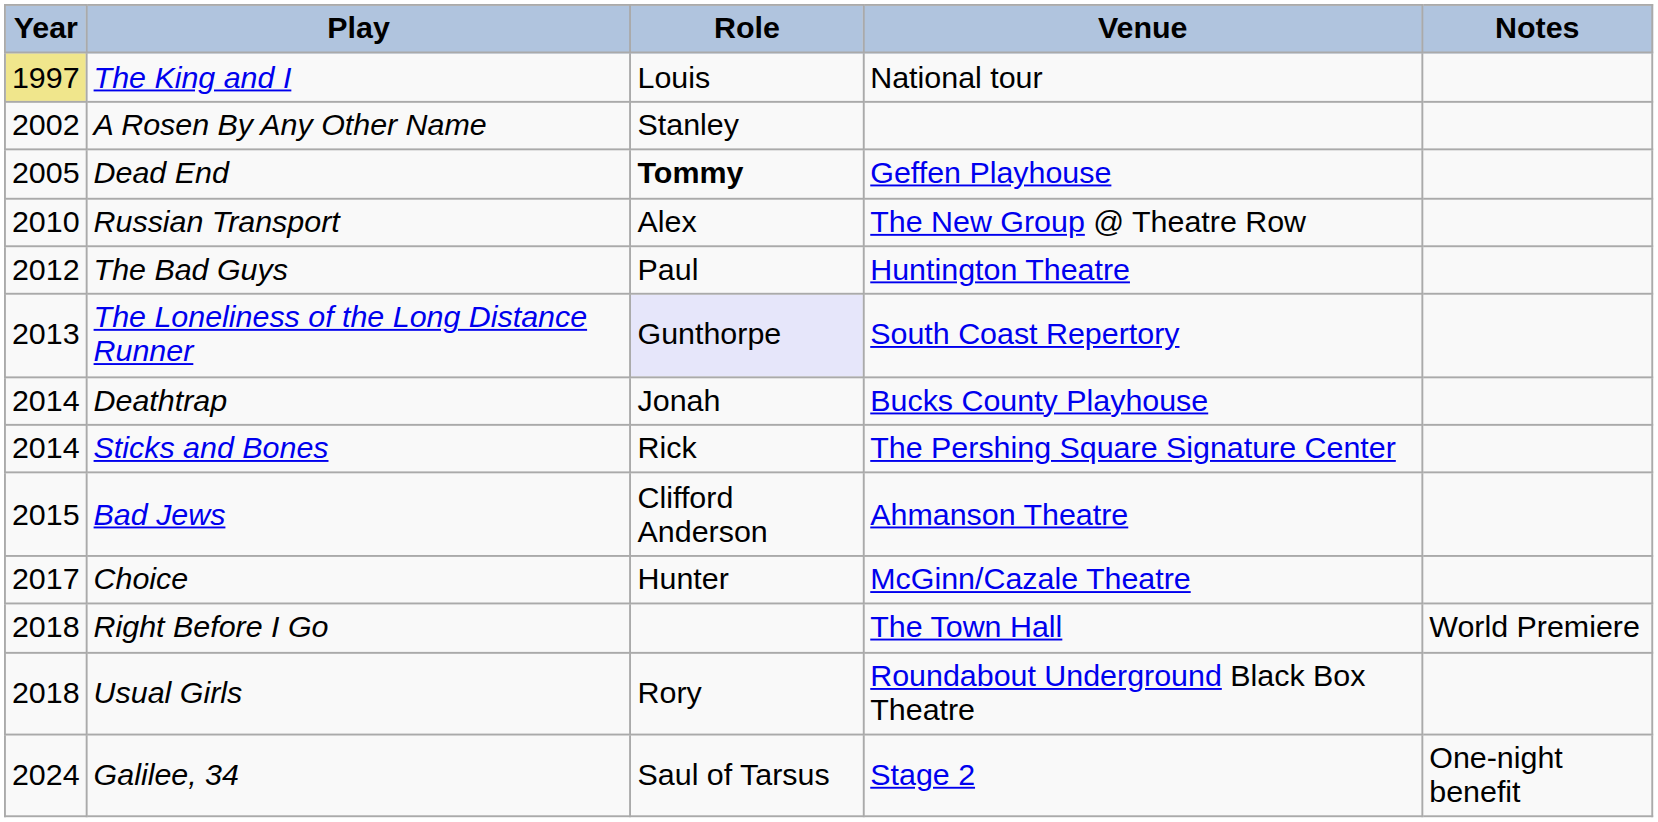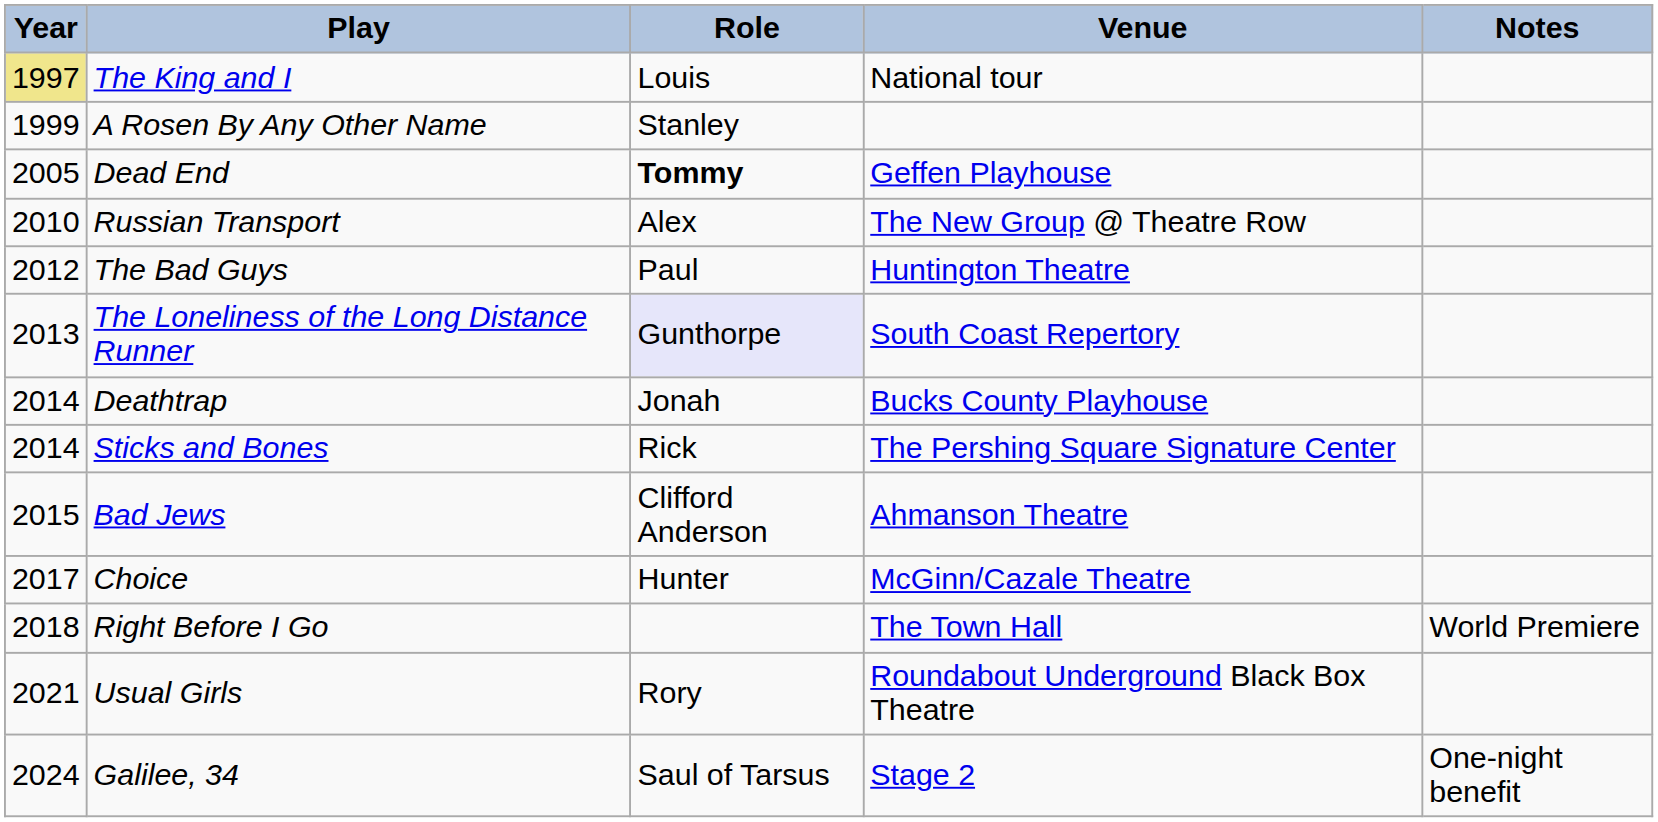(46, 125) 2002 -> (46, 125) 1999
(46, 692) 2018 -> (46, 692) 2021
